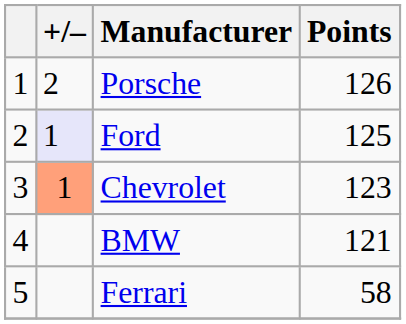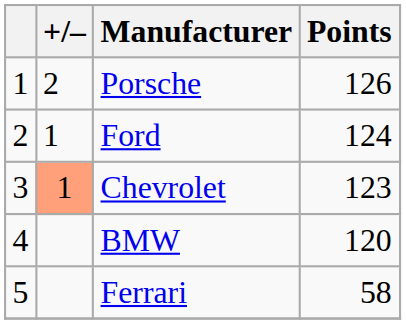(51, 135) lavender background -> (51, 135) no background
(368, 135) 125 -> (368, 135) 124
(368, 240) 121 -> (368, 240) 120
